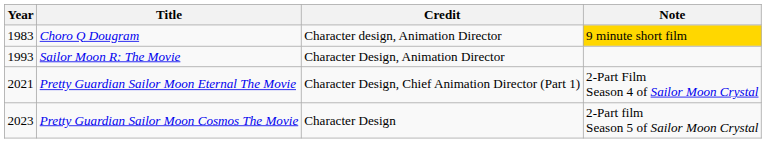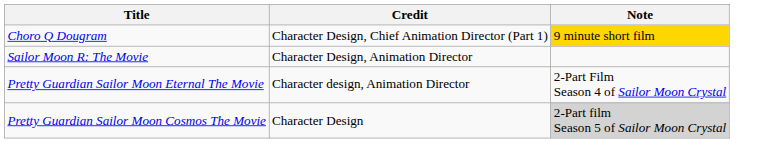- column: (21, 14)
(403, 35) Character design, Animation Director -> (410, 35) Character Design, Chief Animation Director (Part 1)
(442, 84) Character Design, Chief Animation Director (Part 1) -> (371, 84) Character design, Animation Director
(672, 120) no background -> (640, 120) lightgrey background
